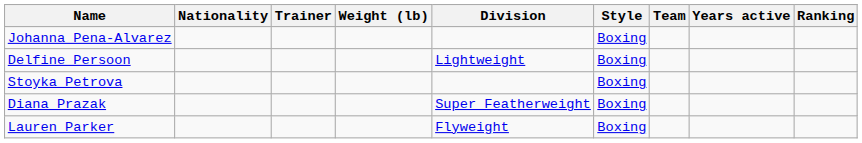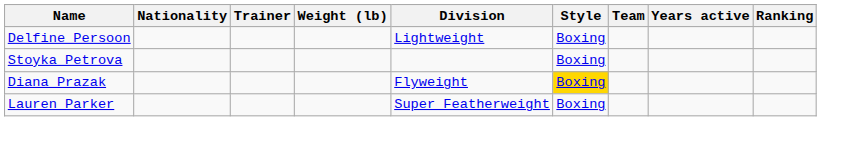- row: (90, 38)
(513, 105) Super Featherweight -> (431, 82) Flyweight
(622, 105) no background -> (581, 82) gold background
(472, 127) Flyweight -> (472, 105) Super Featherweight
